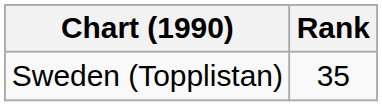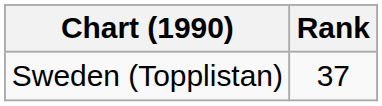(333, 75) 35 -> (333, 75) 37
